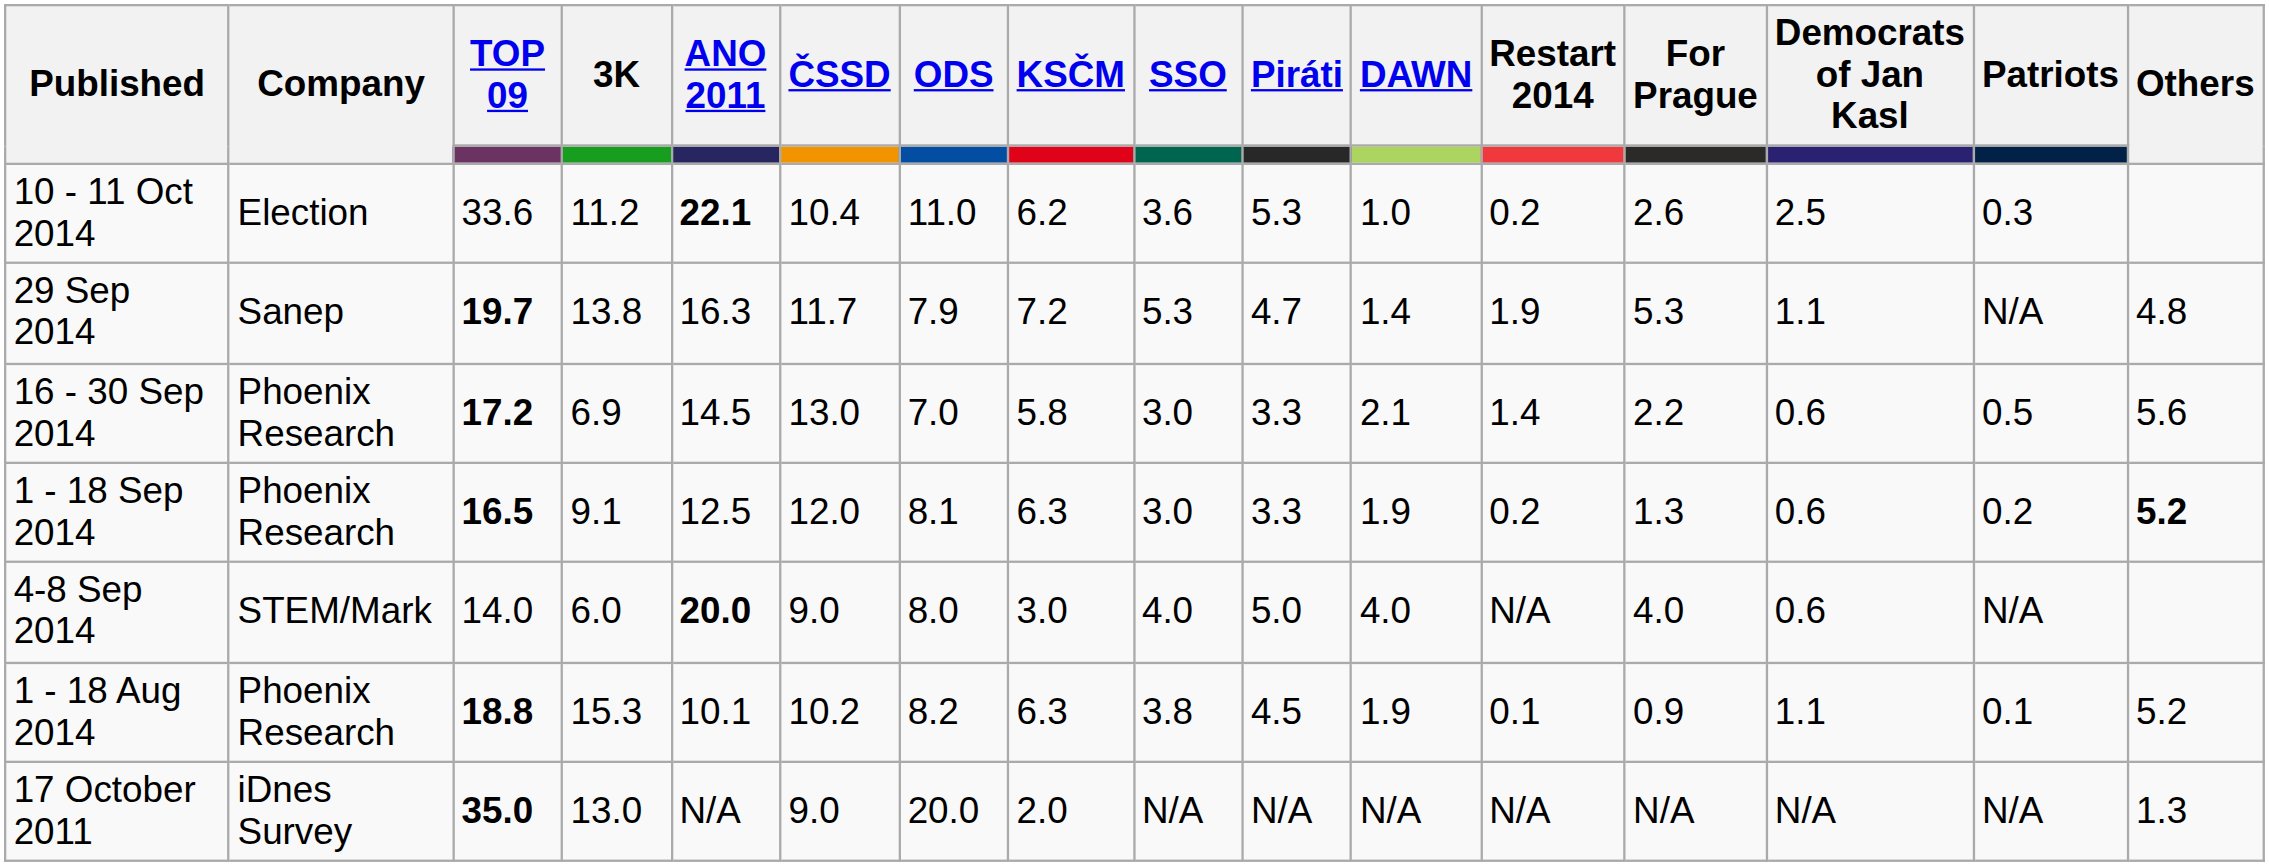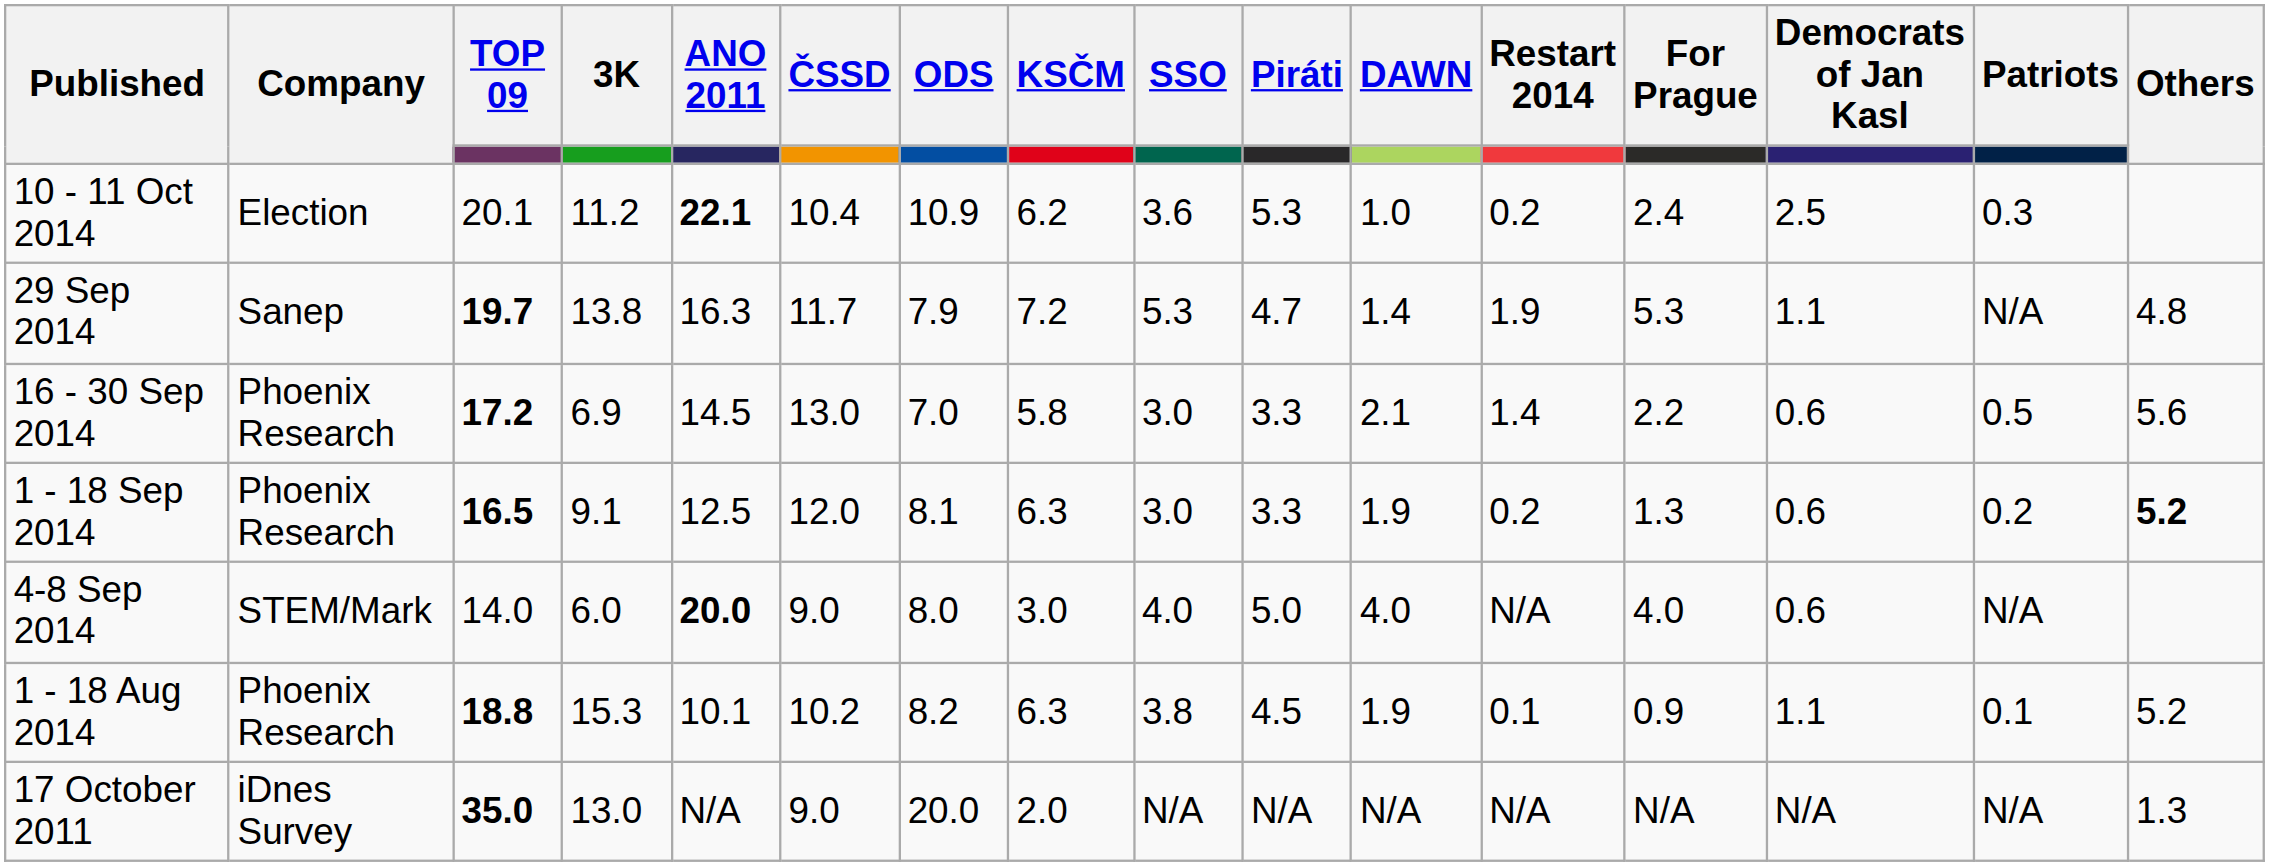(497, 212) 33.6 -> (497, 212) 20.1
(942, 212) 11.0 -> (943, 212) 10.9
(1659, 212) 2.6 -> (1659, 212) 2.4
